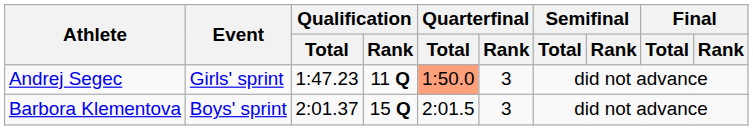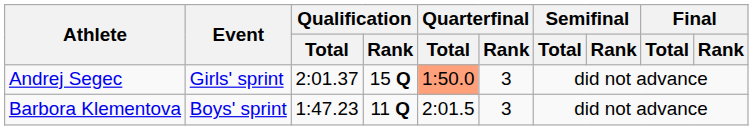(327, 79) 1:47.23 -> (327, 79) 2:01.37
(390, 79) 11 Q -> (390, 79) 15 Q
(327, 109) 2:01.37 -> (327, 109) 1:47.23
(390, 109) 15 Q -> (390, 109) 11 Q
